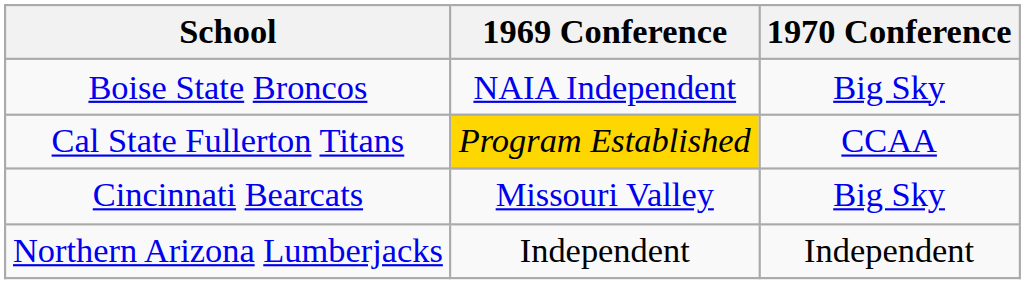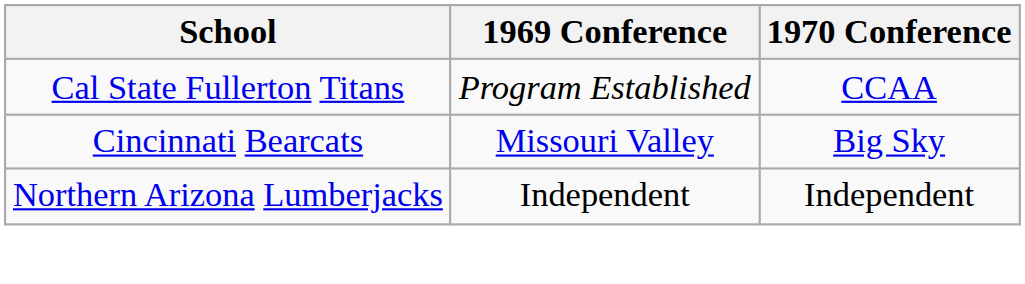- row: (228, 86)
(605, 140) gold background -> (605, 86) no background
